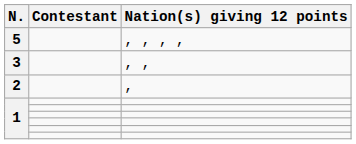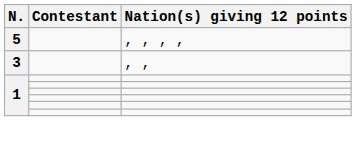- row: (17, 86)
